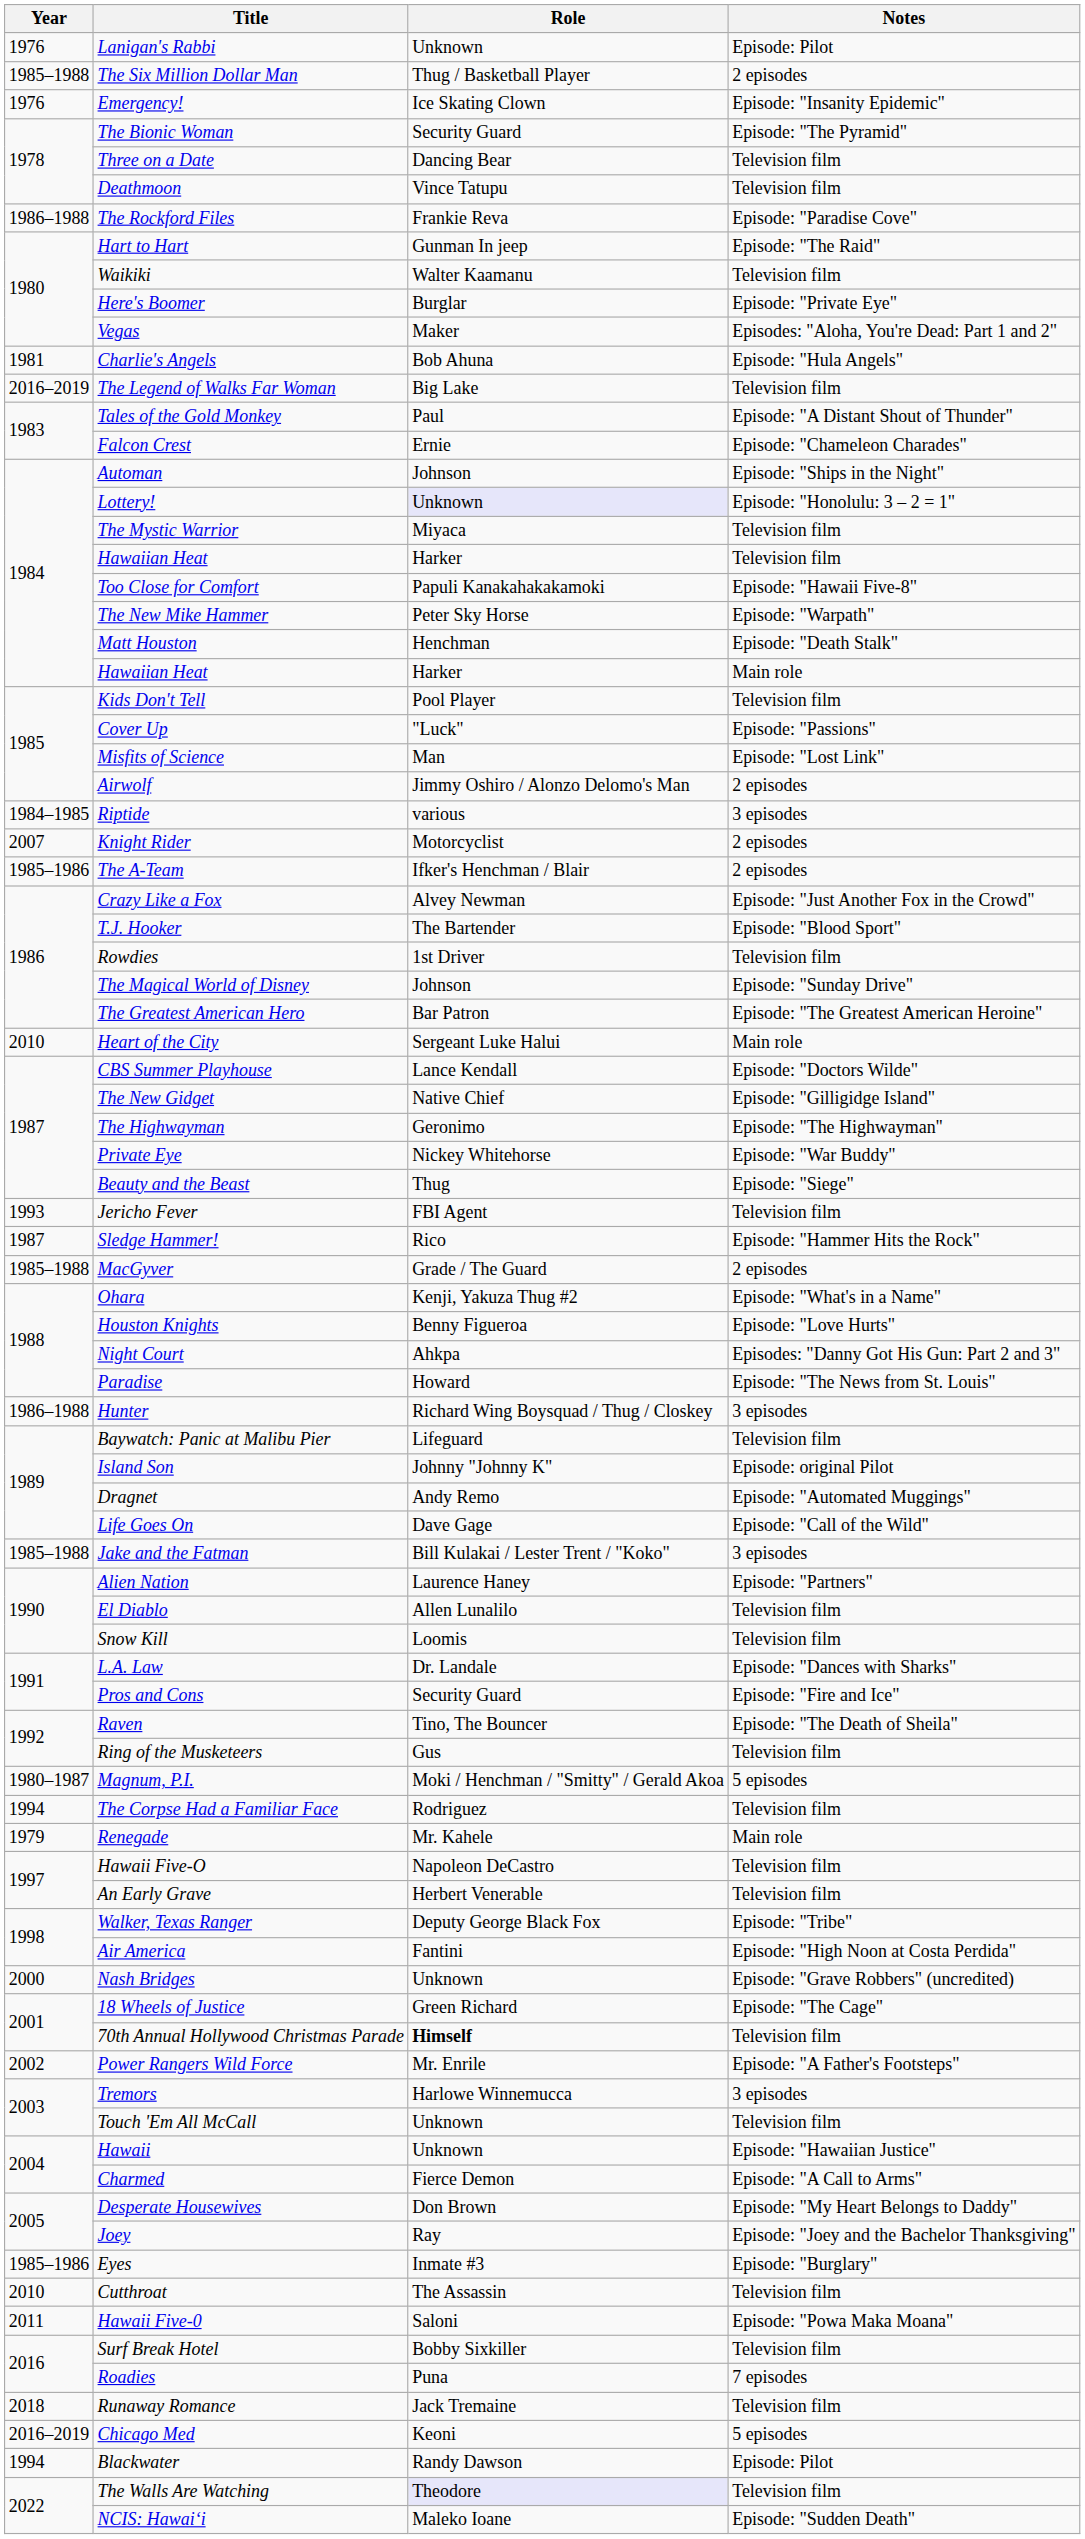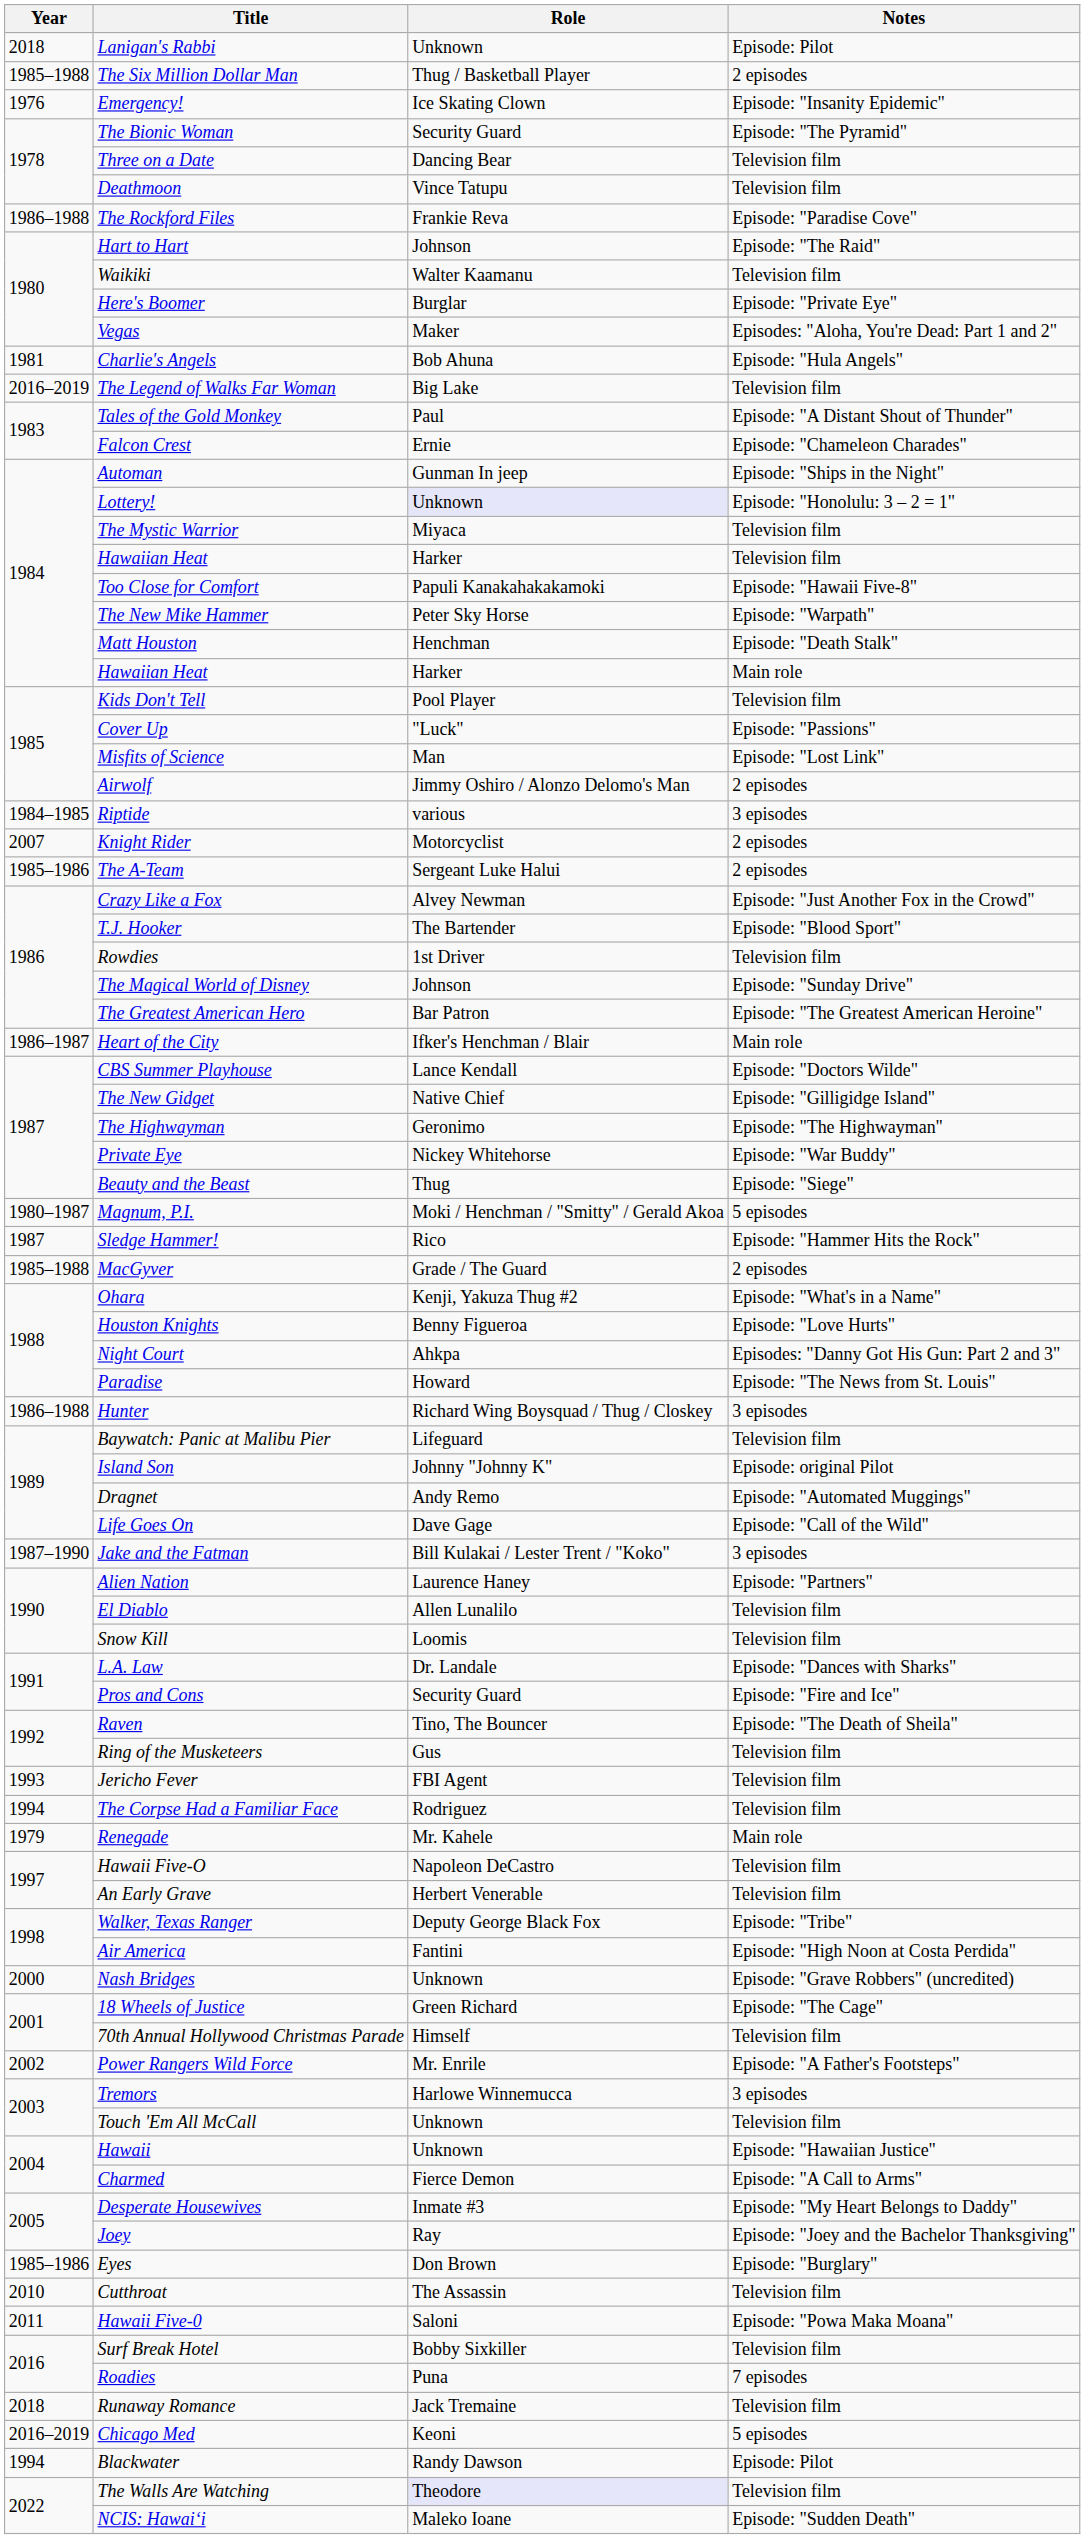(27, 47) 1976 -> (27, 47) 2018
(470, 246) Gunman In jeep -> (442, 246) Johnson
(442, 473) Johnson -> (470, 473) Gunman In jeep
(501, 871) Ifker's Henchman / Blair -> (486, 871) Sergeant Luke Halui
(27, 1041) 2010 -> (49, 1041) 1986–1987
(486, 1041) Sergeant Luke Halui -> (501, 1041) Ifker's Henchman / Blair
rows swapped: (146, 1780) <-> (148, 1212)
(49, 1553) 1985–1988 -> (49, 1553) 1987–1990
(442, 2036) bold -> (441, 2036) normal
(454, 2207) Don Brown -> (448, 2207) Inmate #3
(448, 2263) Inmate #3 -> (454, 2263) Don Brown
